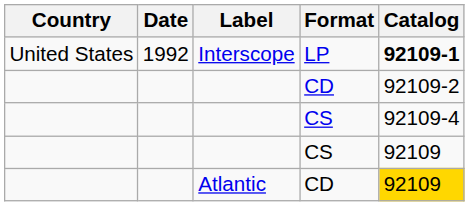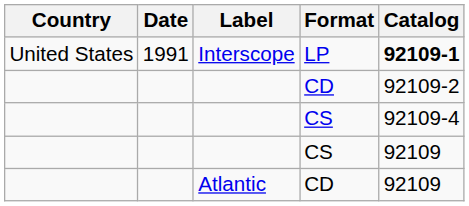(166, 53) 1992 -> (166, 53) 1991
(412, 184) gold background -> (412, 184) no background
